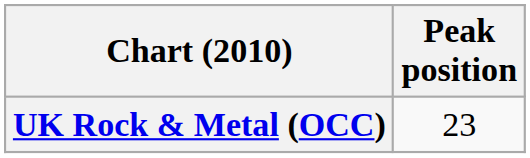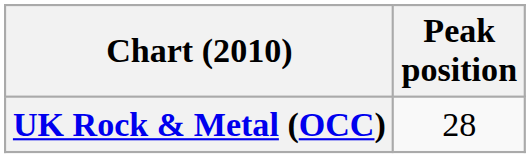(459, 123) 23 -> (459, 123) 28
